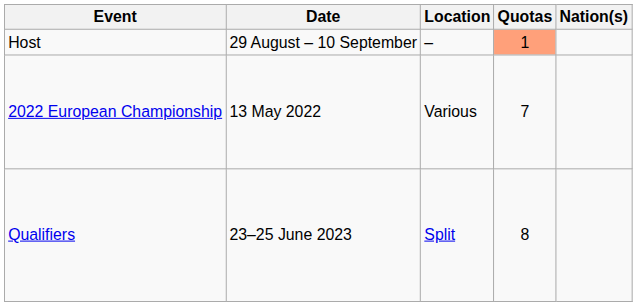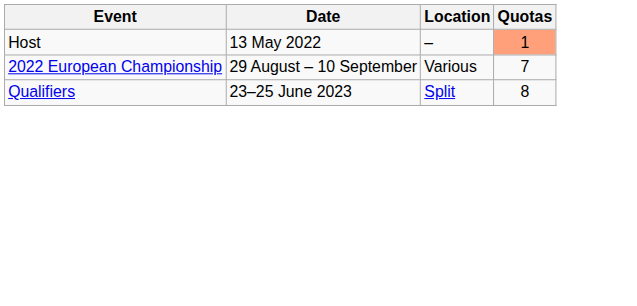- column: (594, 17)
(323, 42) 29 August – 10 September -> (275, 42) 13 May 2022
(275, 111) 13 May 2022 -> (323, 67) 29 August – 10 September
